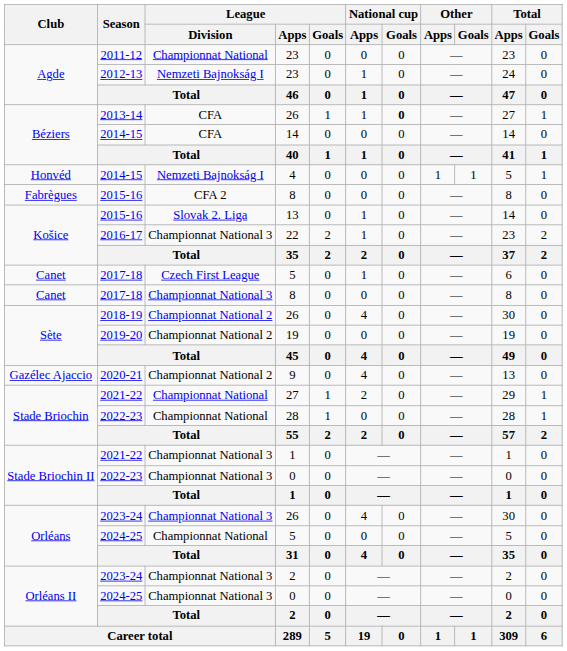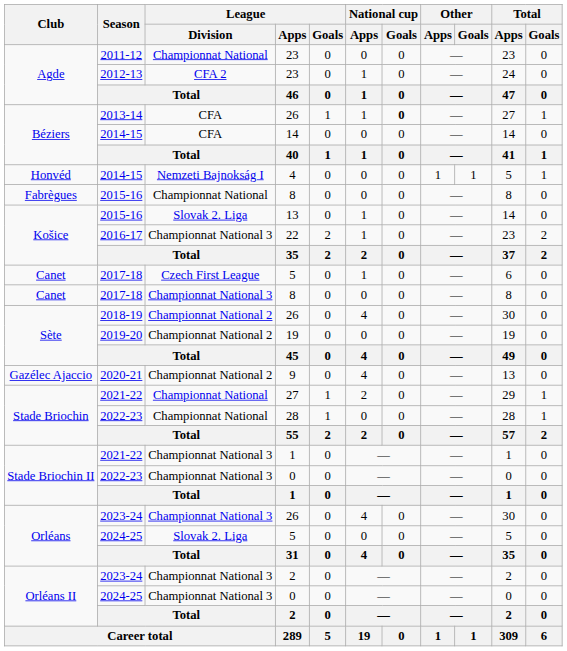(210, 74) Nemzeti Bajnokság I -> (210, 74) CFA 2
(210, 194) CFA 2 -> (210, 194) Championnat National
(210, 535) Championnat National -> (210, 535) Slovak 2. Liga
